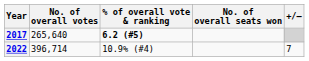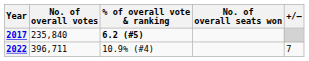(49, 35) 265,640 -> (49, 35) 235,840
(49, 49) 396,714 -> (49, 49) 396,711
